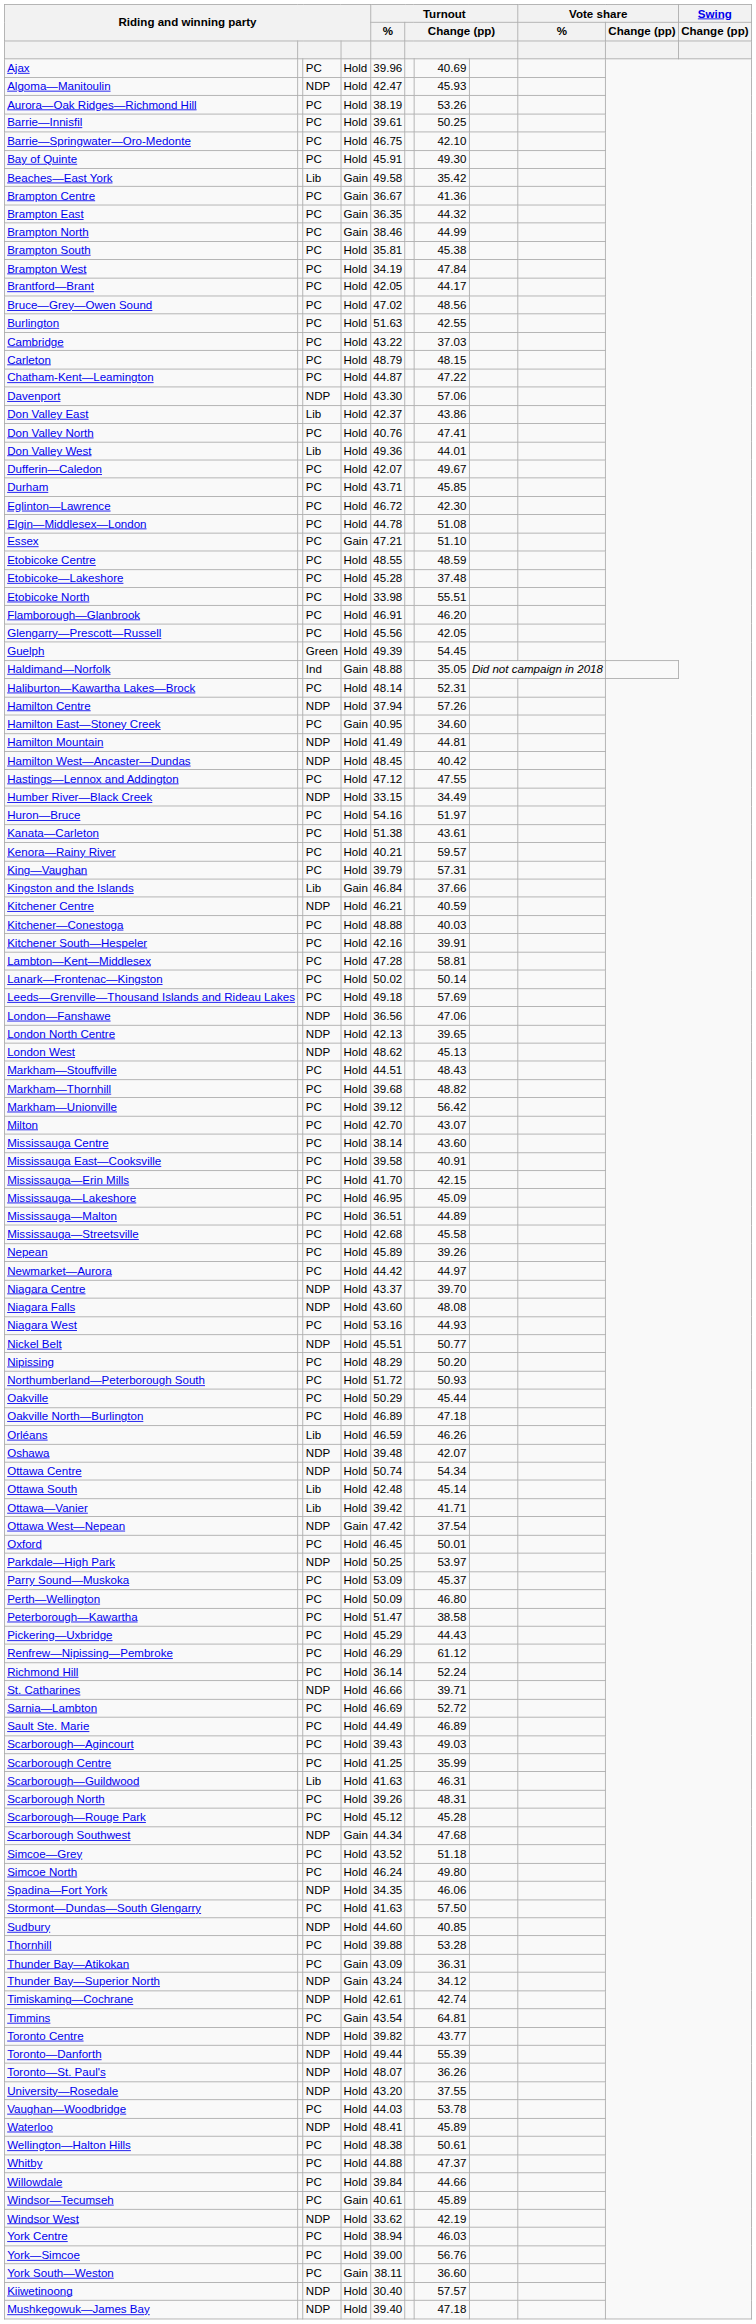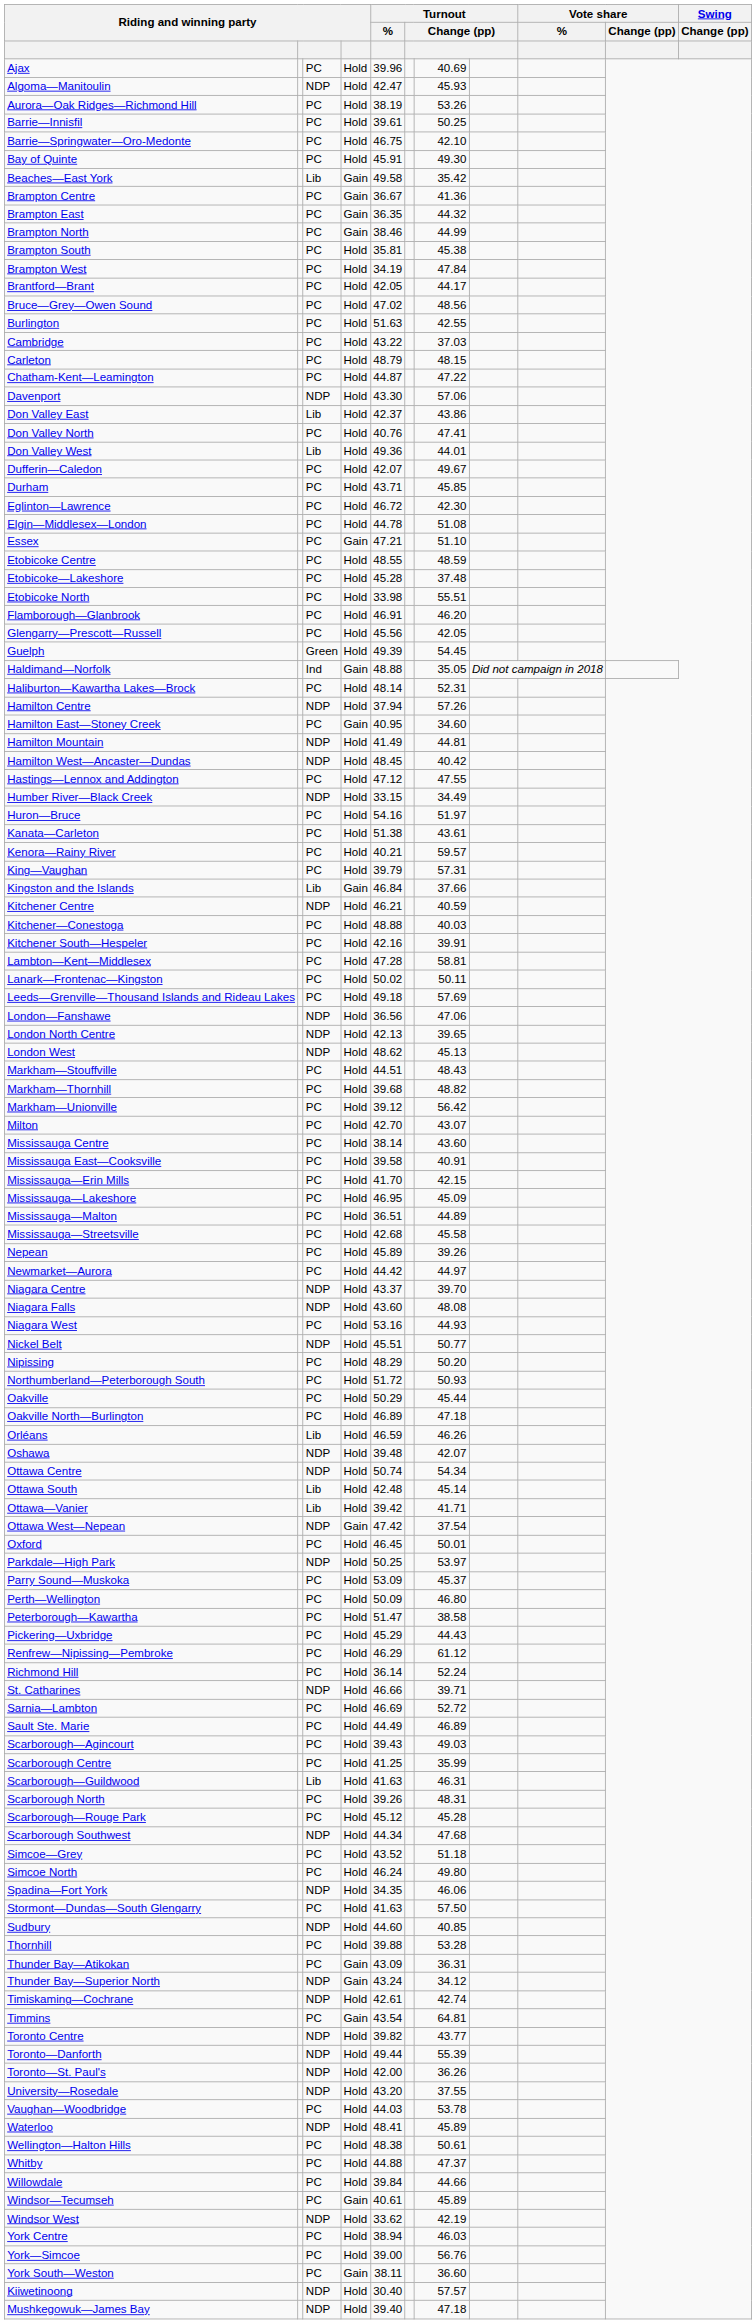(452, 979) 50.14 -> (452, 979) 50.11
(356, 1835) Gain -> (355, 1835) Hold
(388, 2072) 48.07 -> (388, 2072) 42.00
